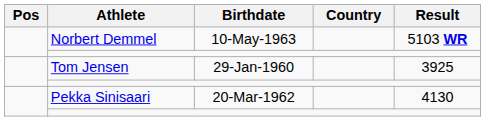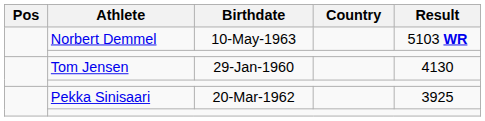(437, 68) 3925 -> (437, 68) 4130
(437, 97) 4130 -> (437, 97) 3925
